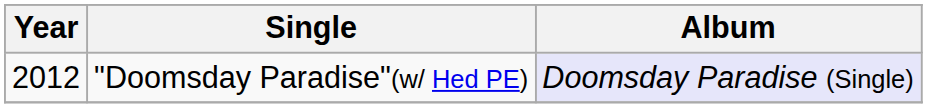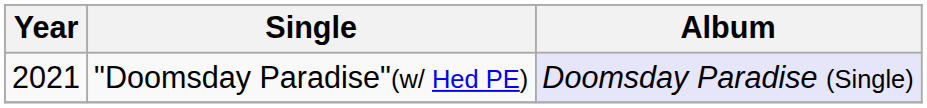(46, 77) 2012 -> (46, 77) 2021
